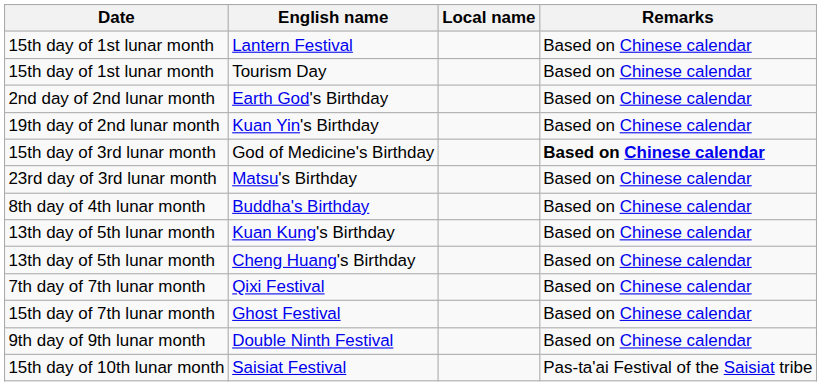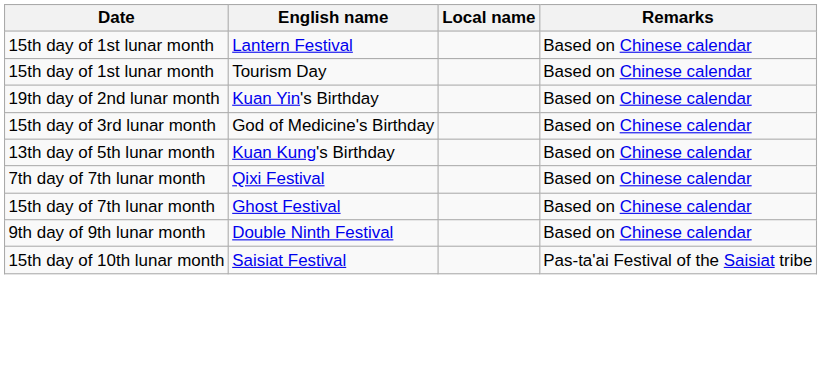- row: (310, 98)
(654, 152) bold -> (647, 125) normal
- row: (295, 179)
- row: (301, 206)
- row: (324, 260)
